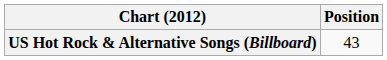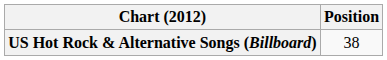(352, 42) 43 -> (352, 42) 38
